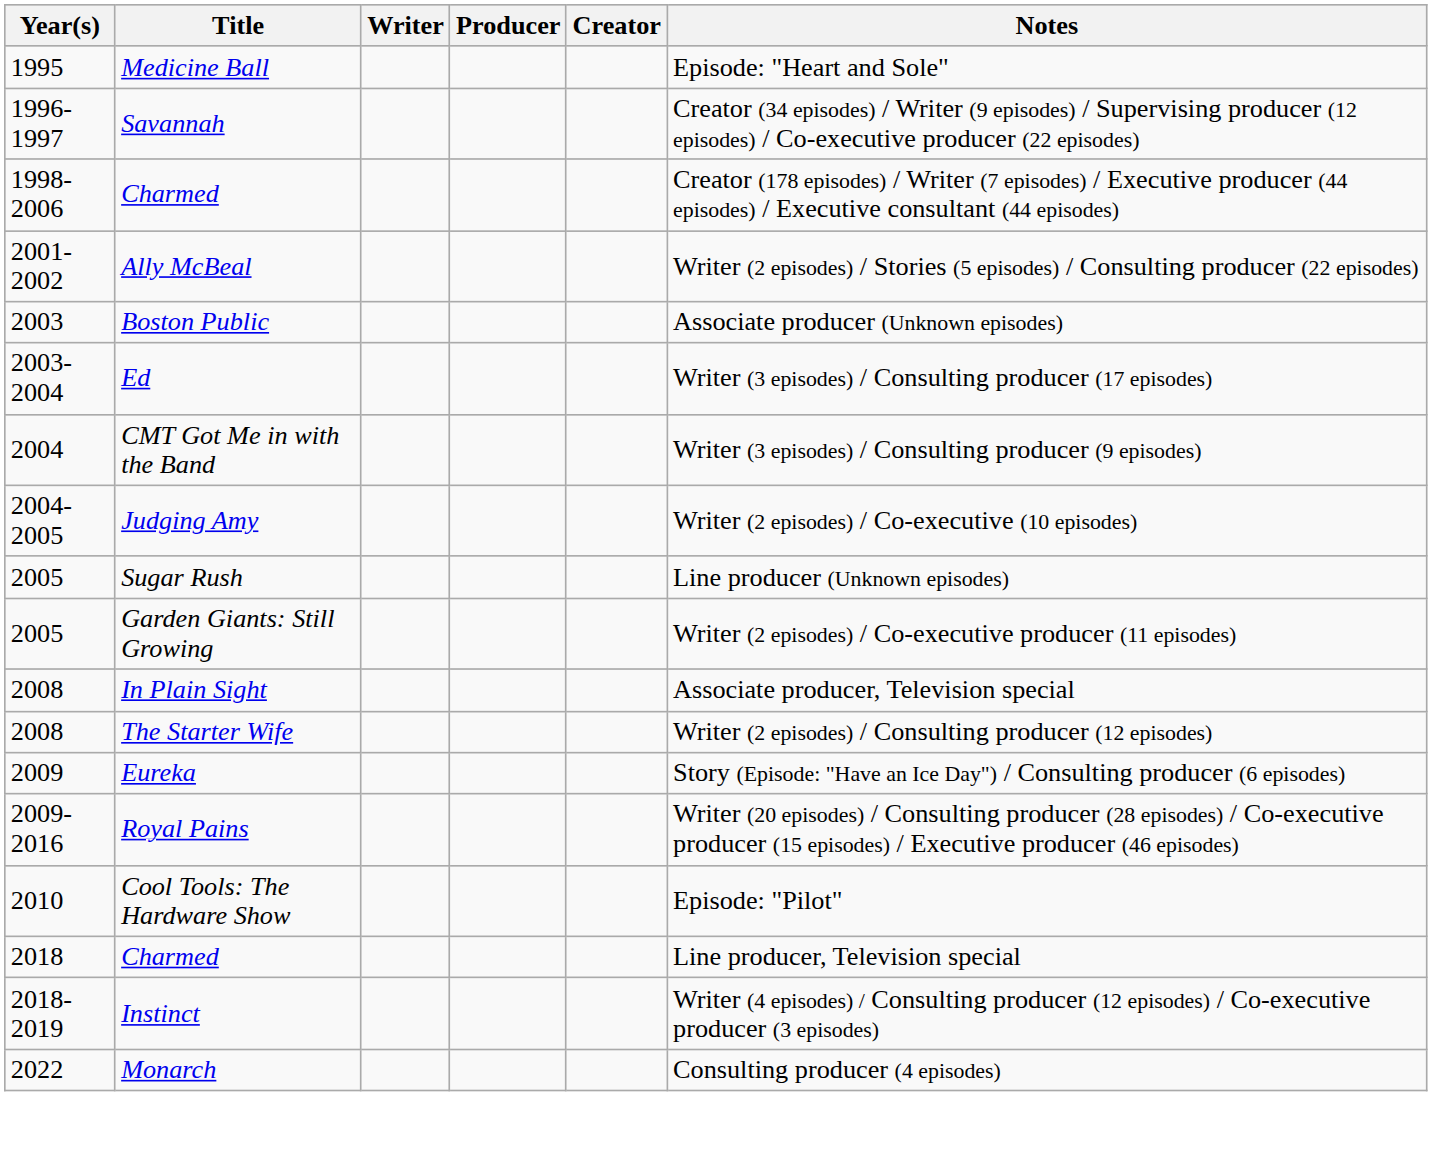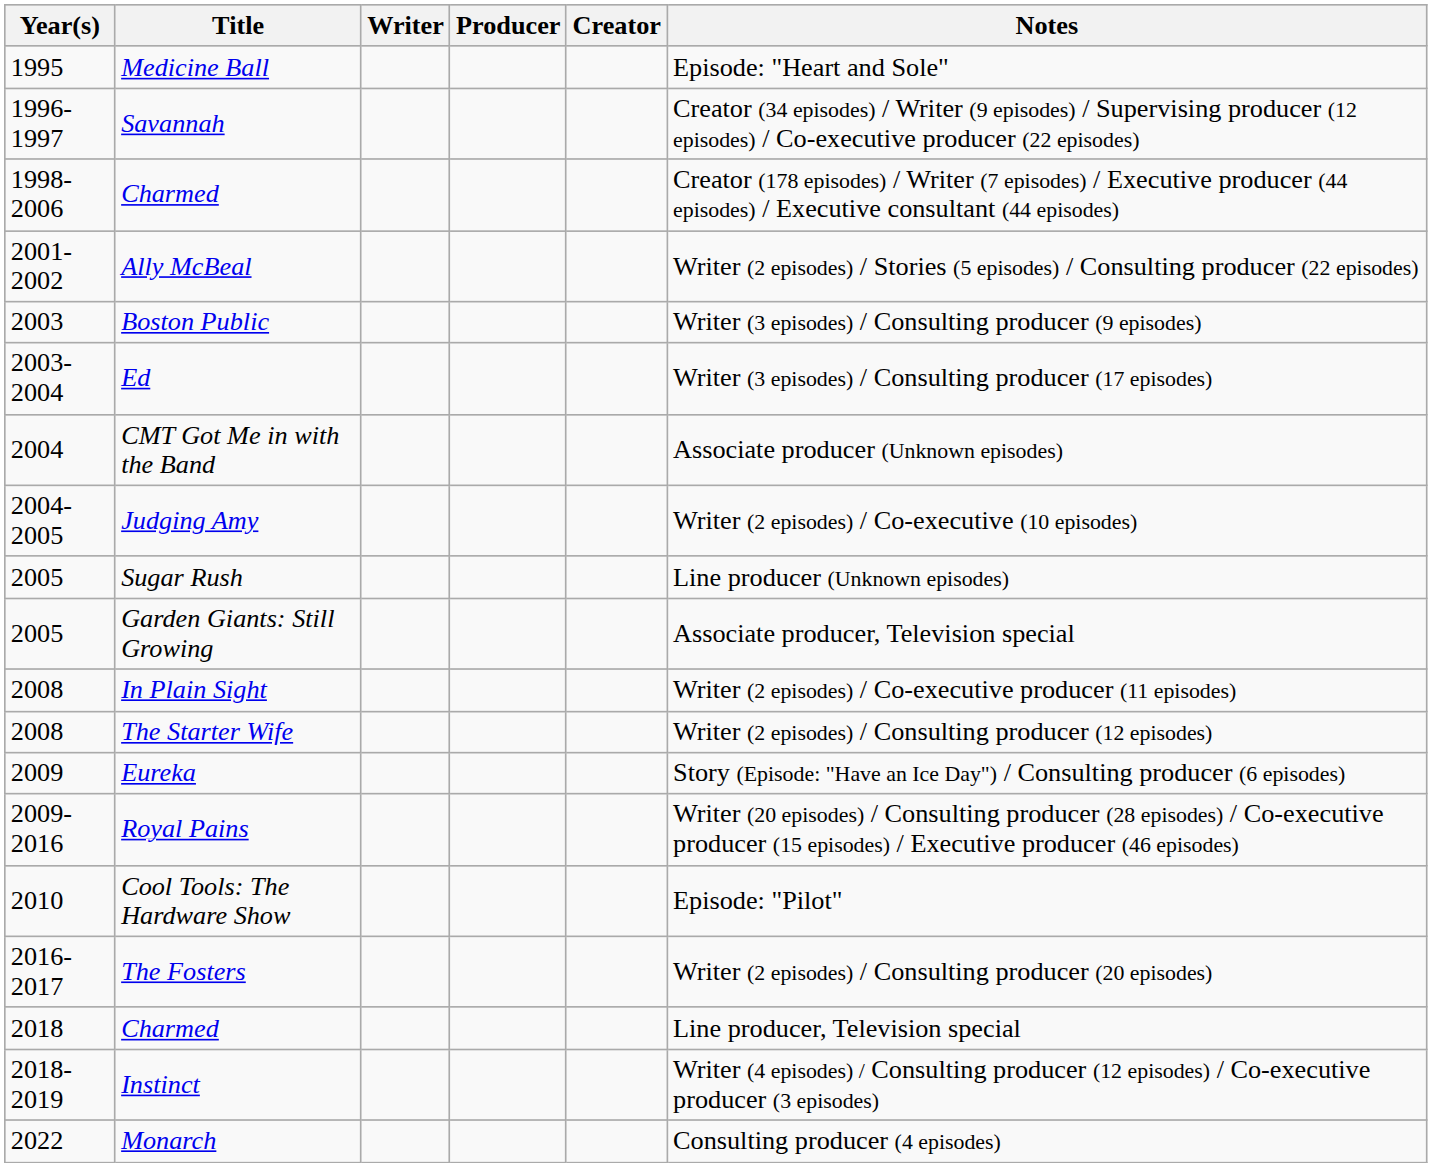(868, 321) Associate producer (Unknown episodes) -> (937, 321) Writer (3 episodes) / Consulting producer (9 episodes)
(937, 449) Writer (3 episodes) / Consulting producer (9 episodes) -> (868, 449) Associate producer (Unknown episodes)
(955, 633) Writer (2 episodes) / Co-executive producer (11 episodes) -> (874, 633) Associate producer, Television special
(874, 689) Associate producer, Television special -> (955, 689) Writer (2 episodes) / Co-executive producer (11 episodes)
+ row: (41, 971)
